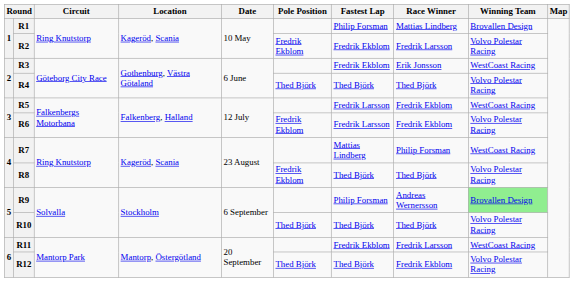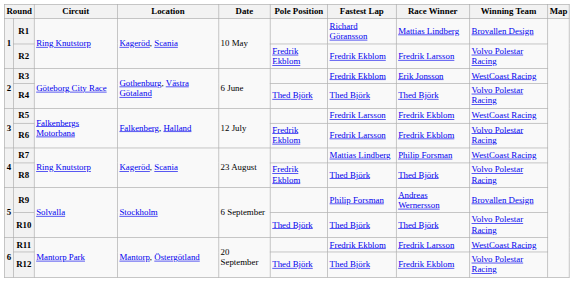(361, 25) Philip Forsman -> (348, 31) Richard Göransson
(501, 199) lightgreen background -> (503, 199) no background
